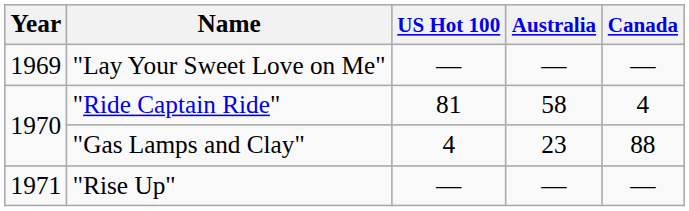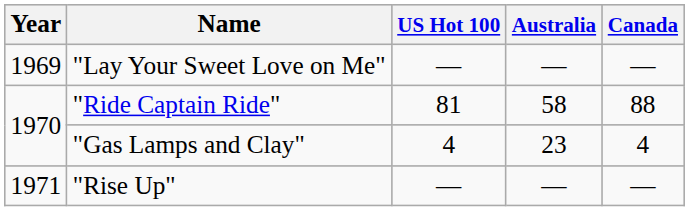(643, 104) 4 -> (643, 104) 88
(643, 144) 88 -> (643, 144) 4
